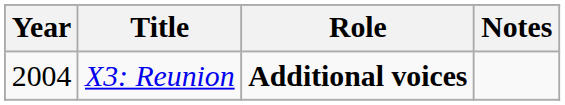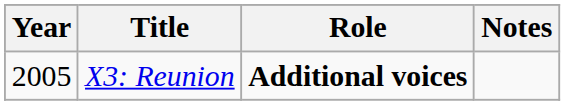(42, 75) 2004 -> (42, 75) 2005
